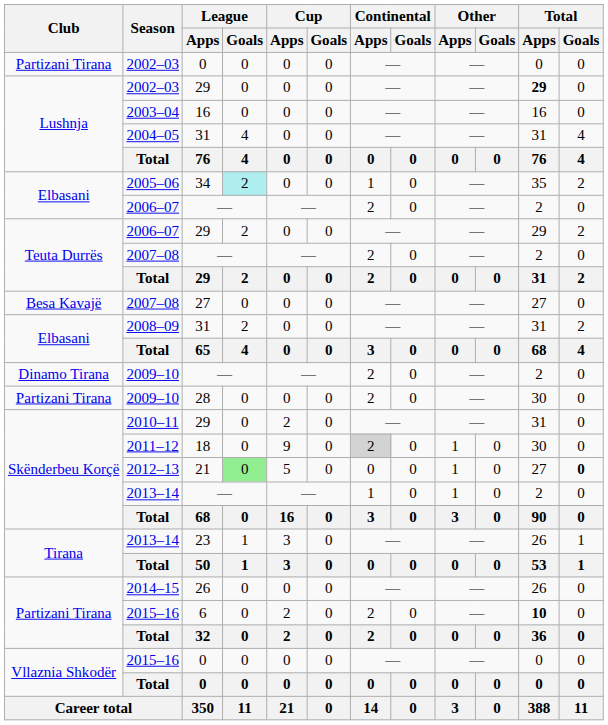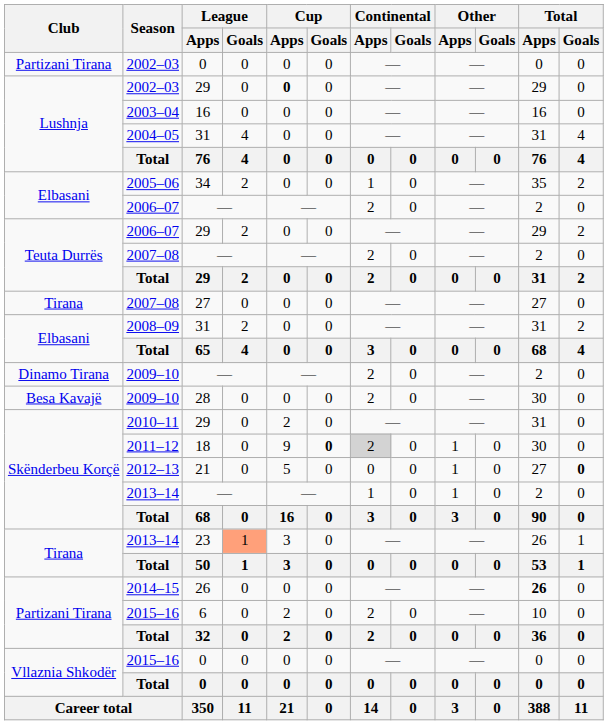(287, 87) normal -> (287, 87) bold
(539, 87) bold -> (539, 87) normal
(245, 183) paleturquoise background -> (245, 183) no background
(64, 302) Besa Kavajë -> (64, 302) Tirana
(64, 398) Partizani Tirana -> (64, 398) Besa Kavajë
(329, 445) normal -> (329, 445) bold
(245, 469) lightgreen background -> (245, 469) no background
(245, 541) no background -> (245, 541) lightsalmon background
(539, 588) normal -> (539, 588) bold
(539, 612) bold -> (539, 612) normal
